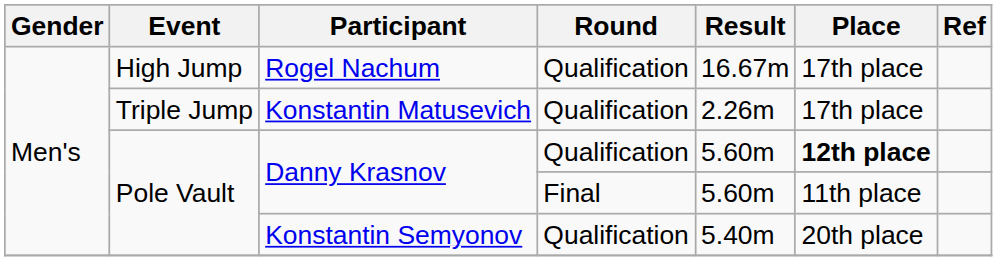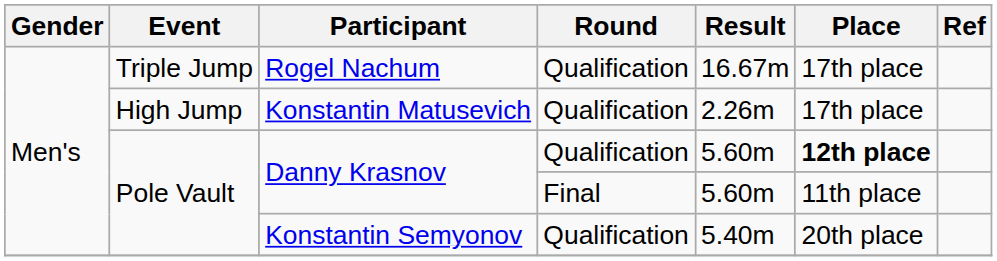(179, 68) High Jump -> (184, 68) Triple Jump
(184, 110) Triple Jump -> (179, 110) High Jump
